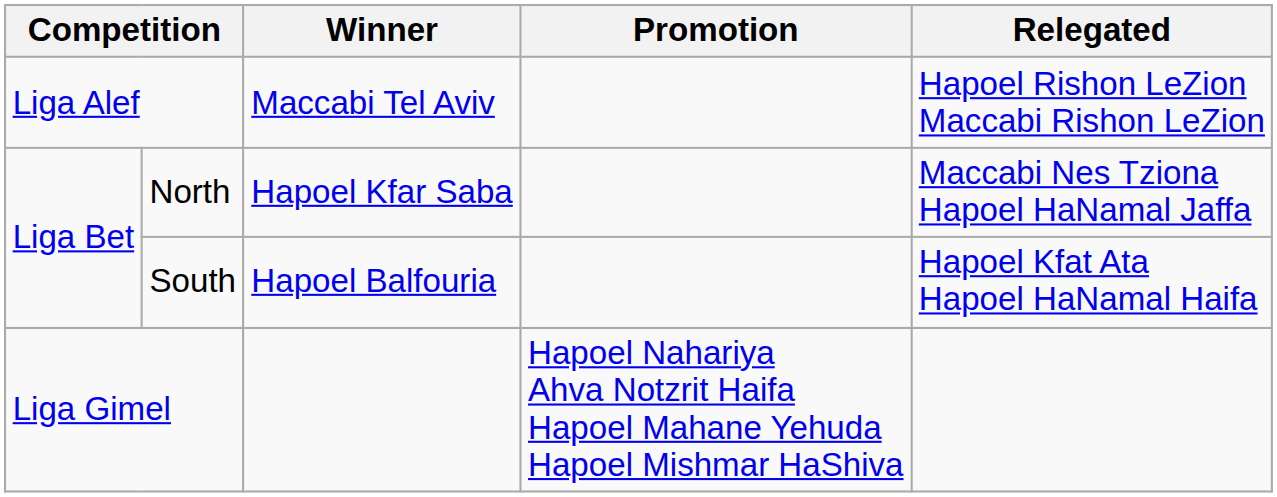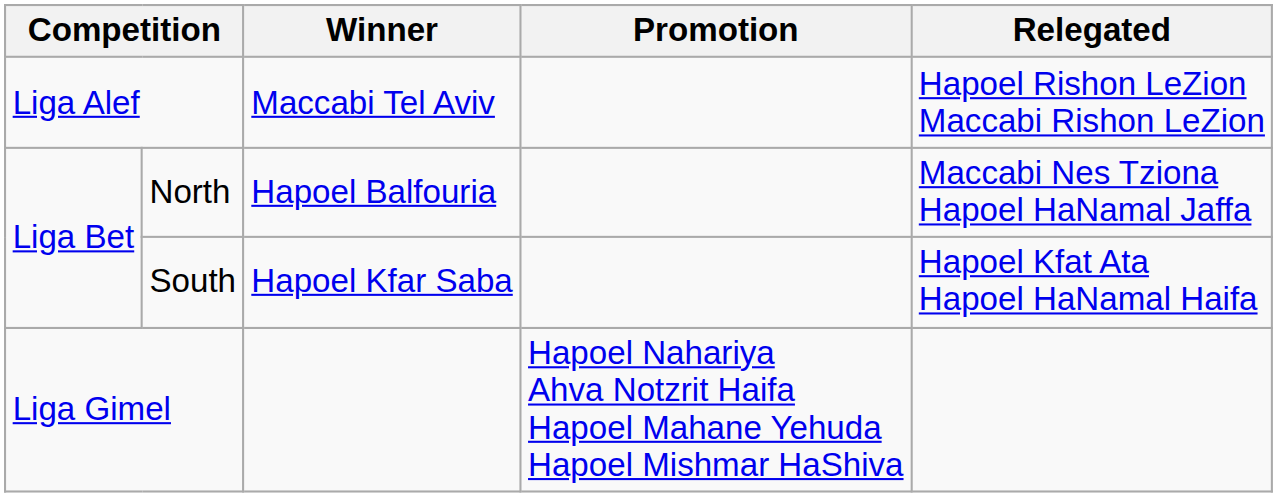(382, 191) Hapoel Kfar Saba -> (374, 191) Hapoel Balfouria
(374, 281) Hapoel Balfouria -> (382, 281) Hapoel Kfar Saba
